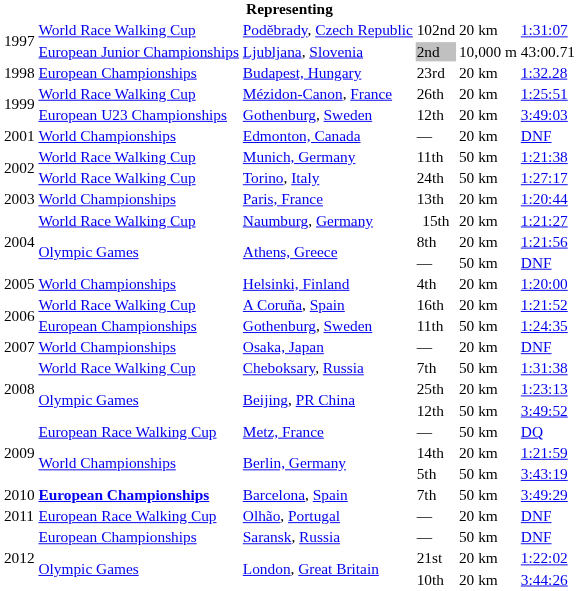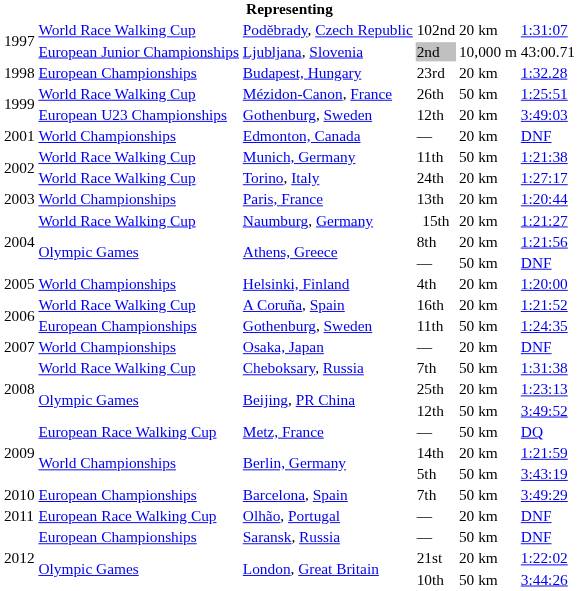(478, 94) 20 km -> (478, 94) 50 km
(478, 178) 50 km -> (478, 178) 20 km
(124, 495) bold -> (118, 495) normal
(478, 579) 20 km -> (478, 579) 50 km
